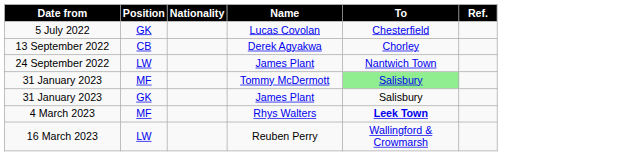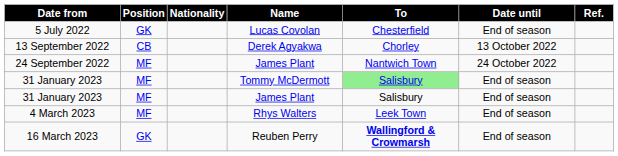+ column: (517, 13)
(144, 64) LW -> (144, 64) MF
(144, 97) GK -> (144, 97) MF
(401, 114) bold -> (401, 114) normal
(144, 137) LW -> (144, 137) GK
(401, 137) normal -> (401, 137) bold
